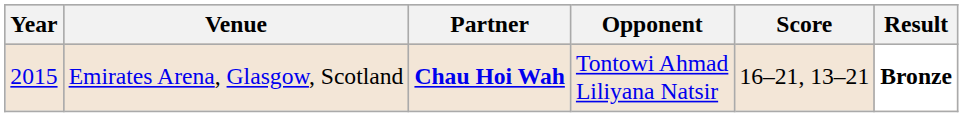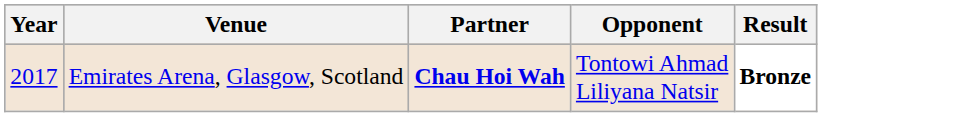- column: (804, 24)
(34, 77) 2015 -> (34, 77) 2017
